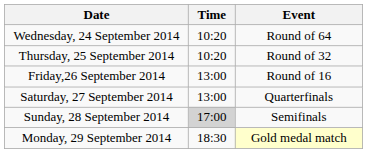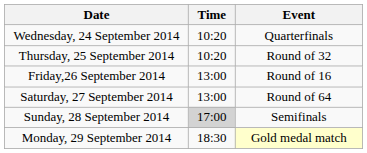(299, 35) Round of 64 -> (299, 35) Quarterfinals
(299, 96) Quarterfinals -> (299, 96) Round of 64
